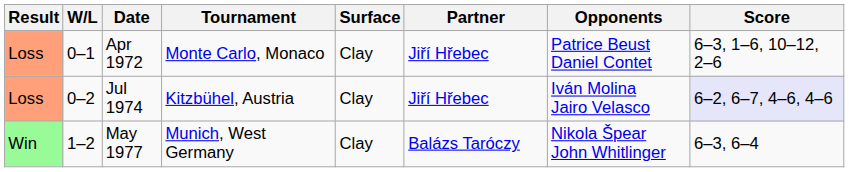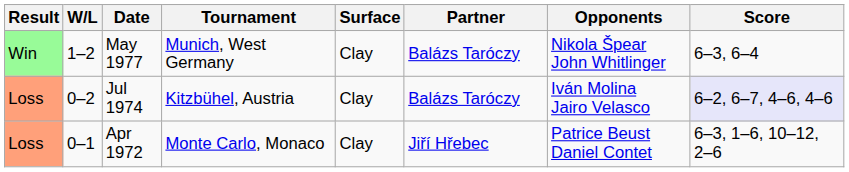rows swapped: (124, 53) <-> (124, 143)
(448, 98) Jiří Hřebec -> (464, 98) Balázs Taróczy
